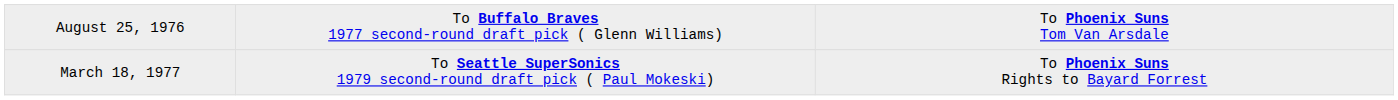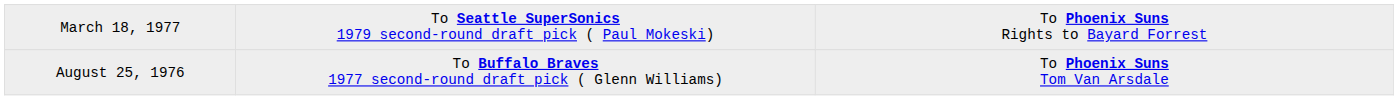rows swapped: (120, 27) <-> (120, 72)
